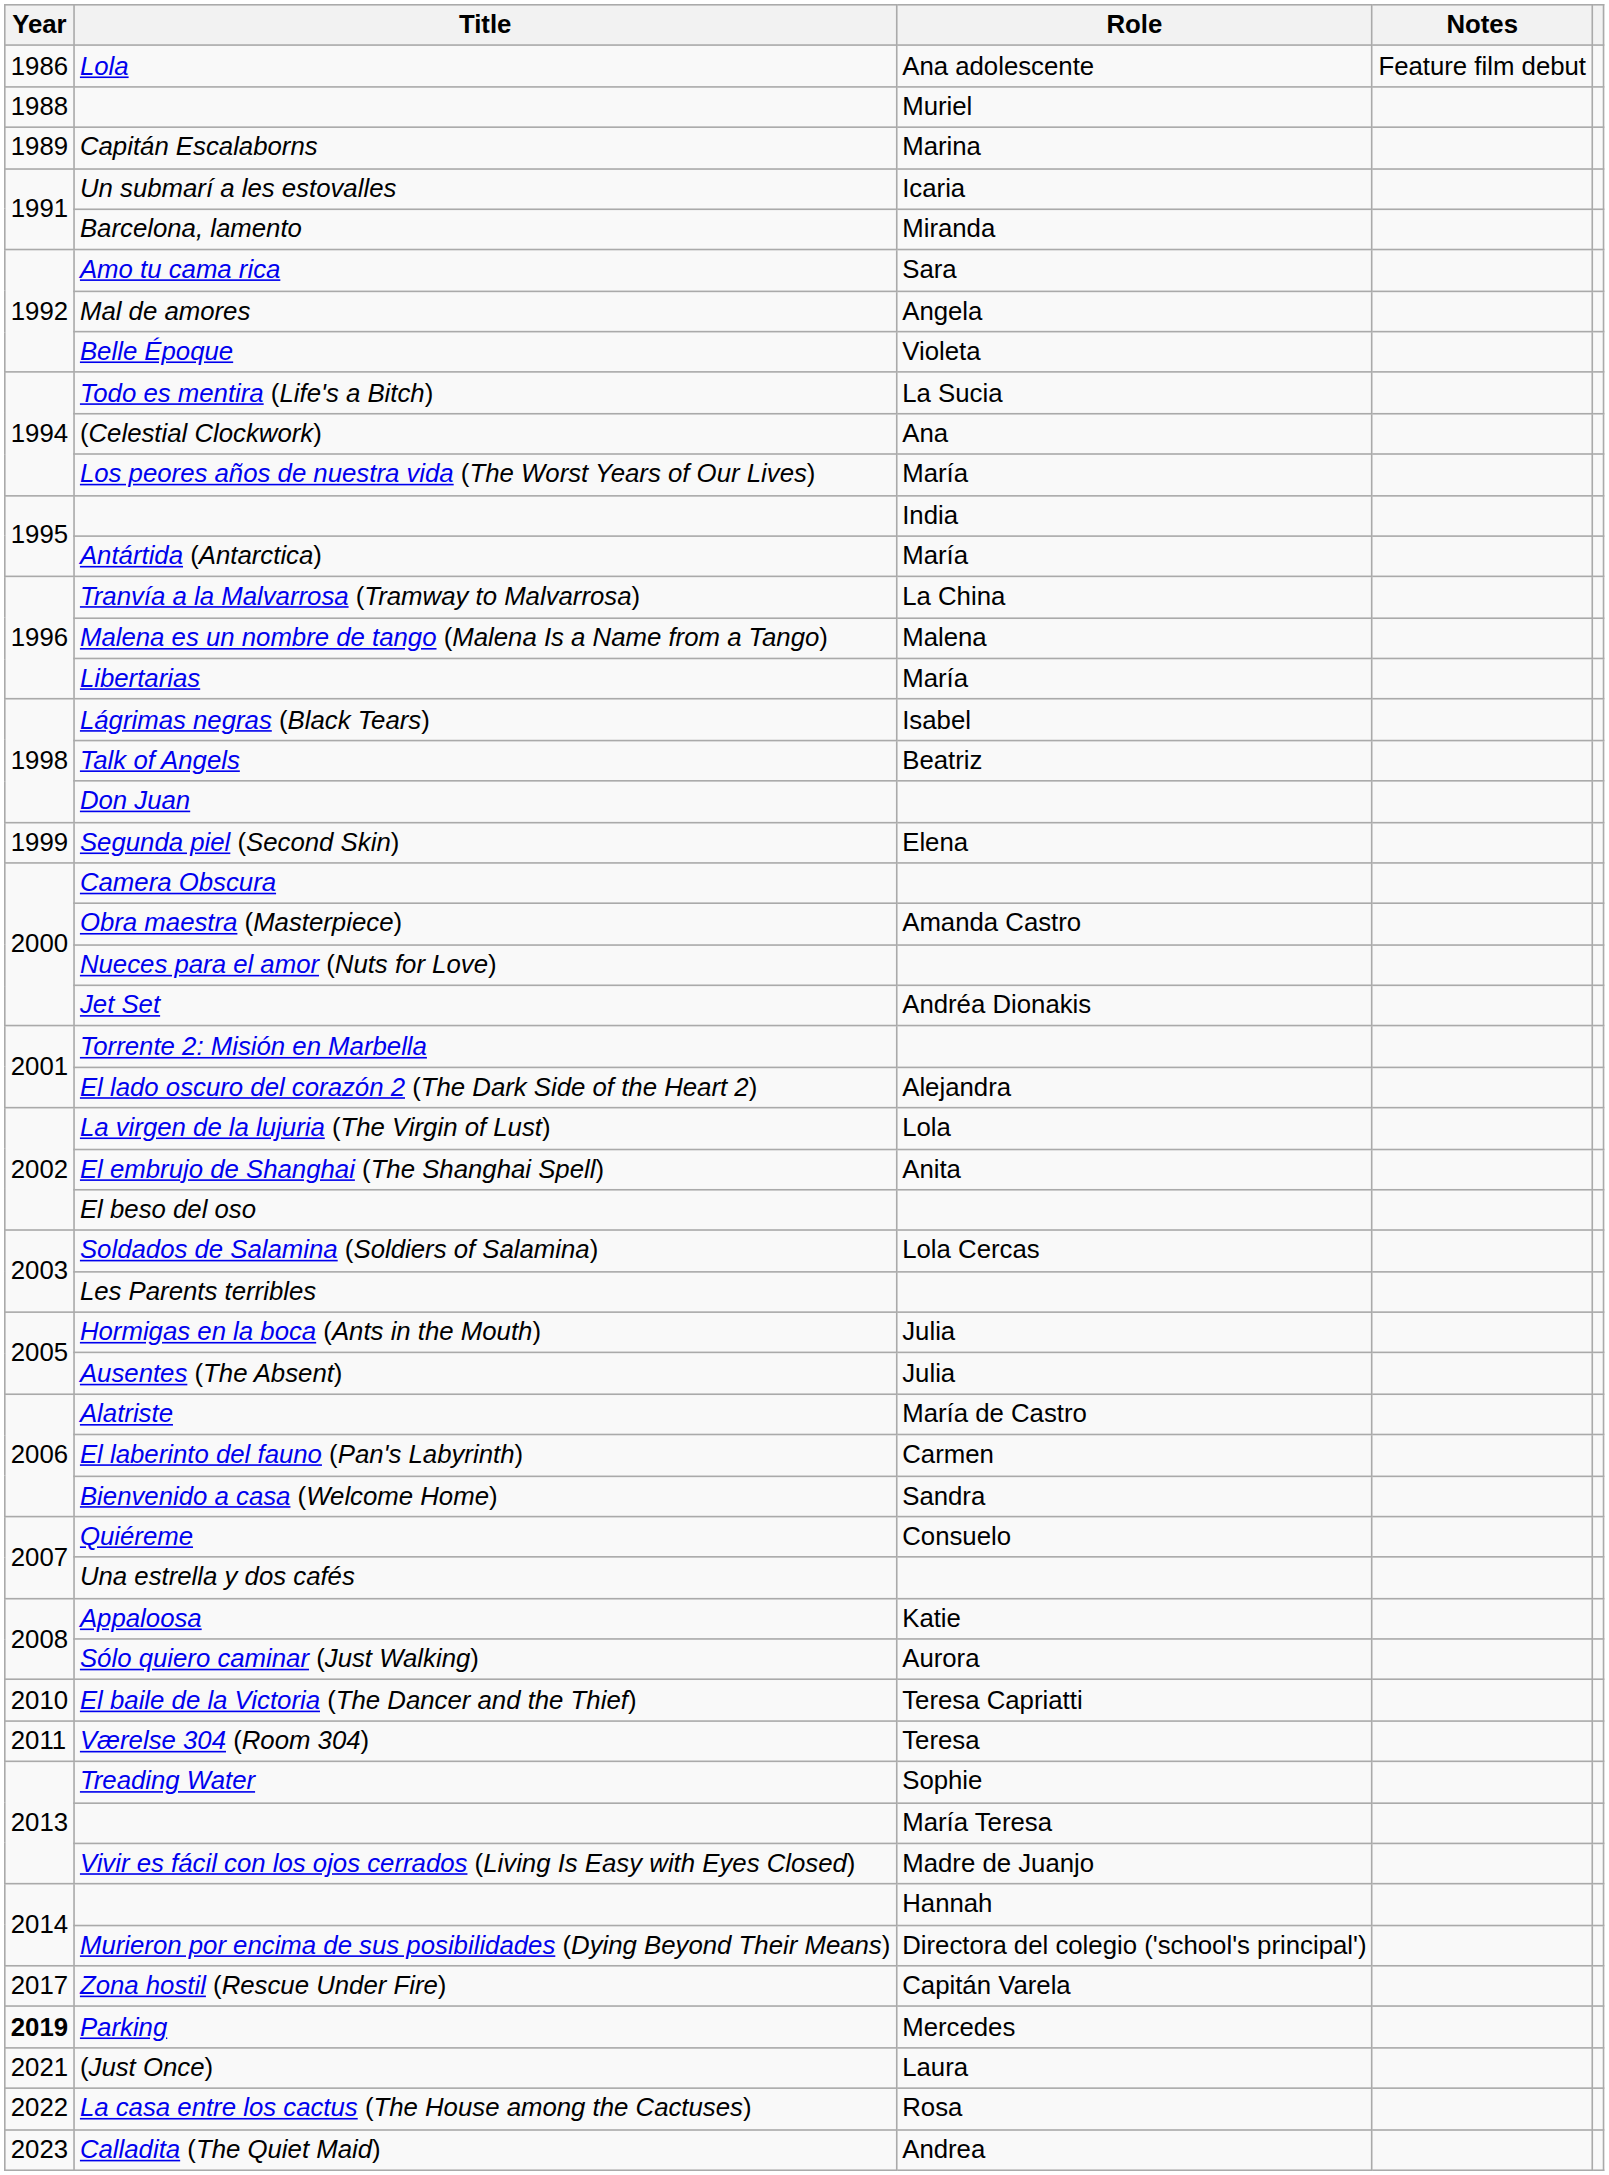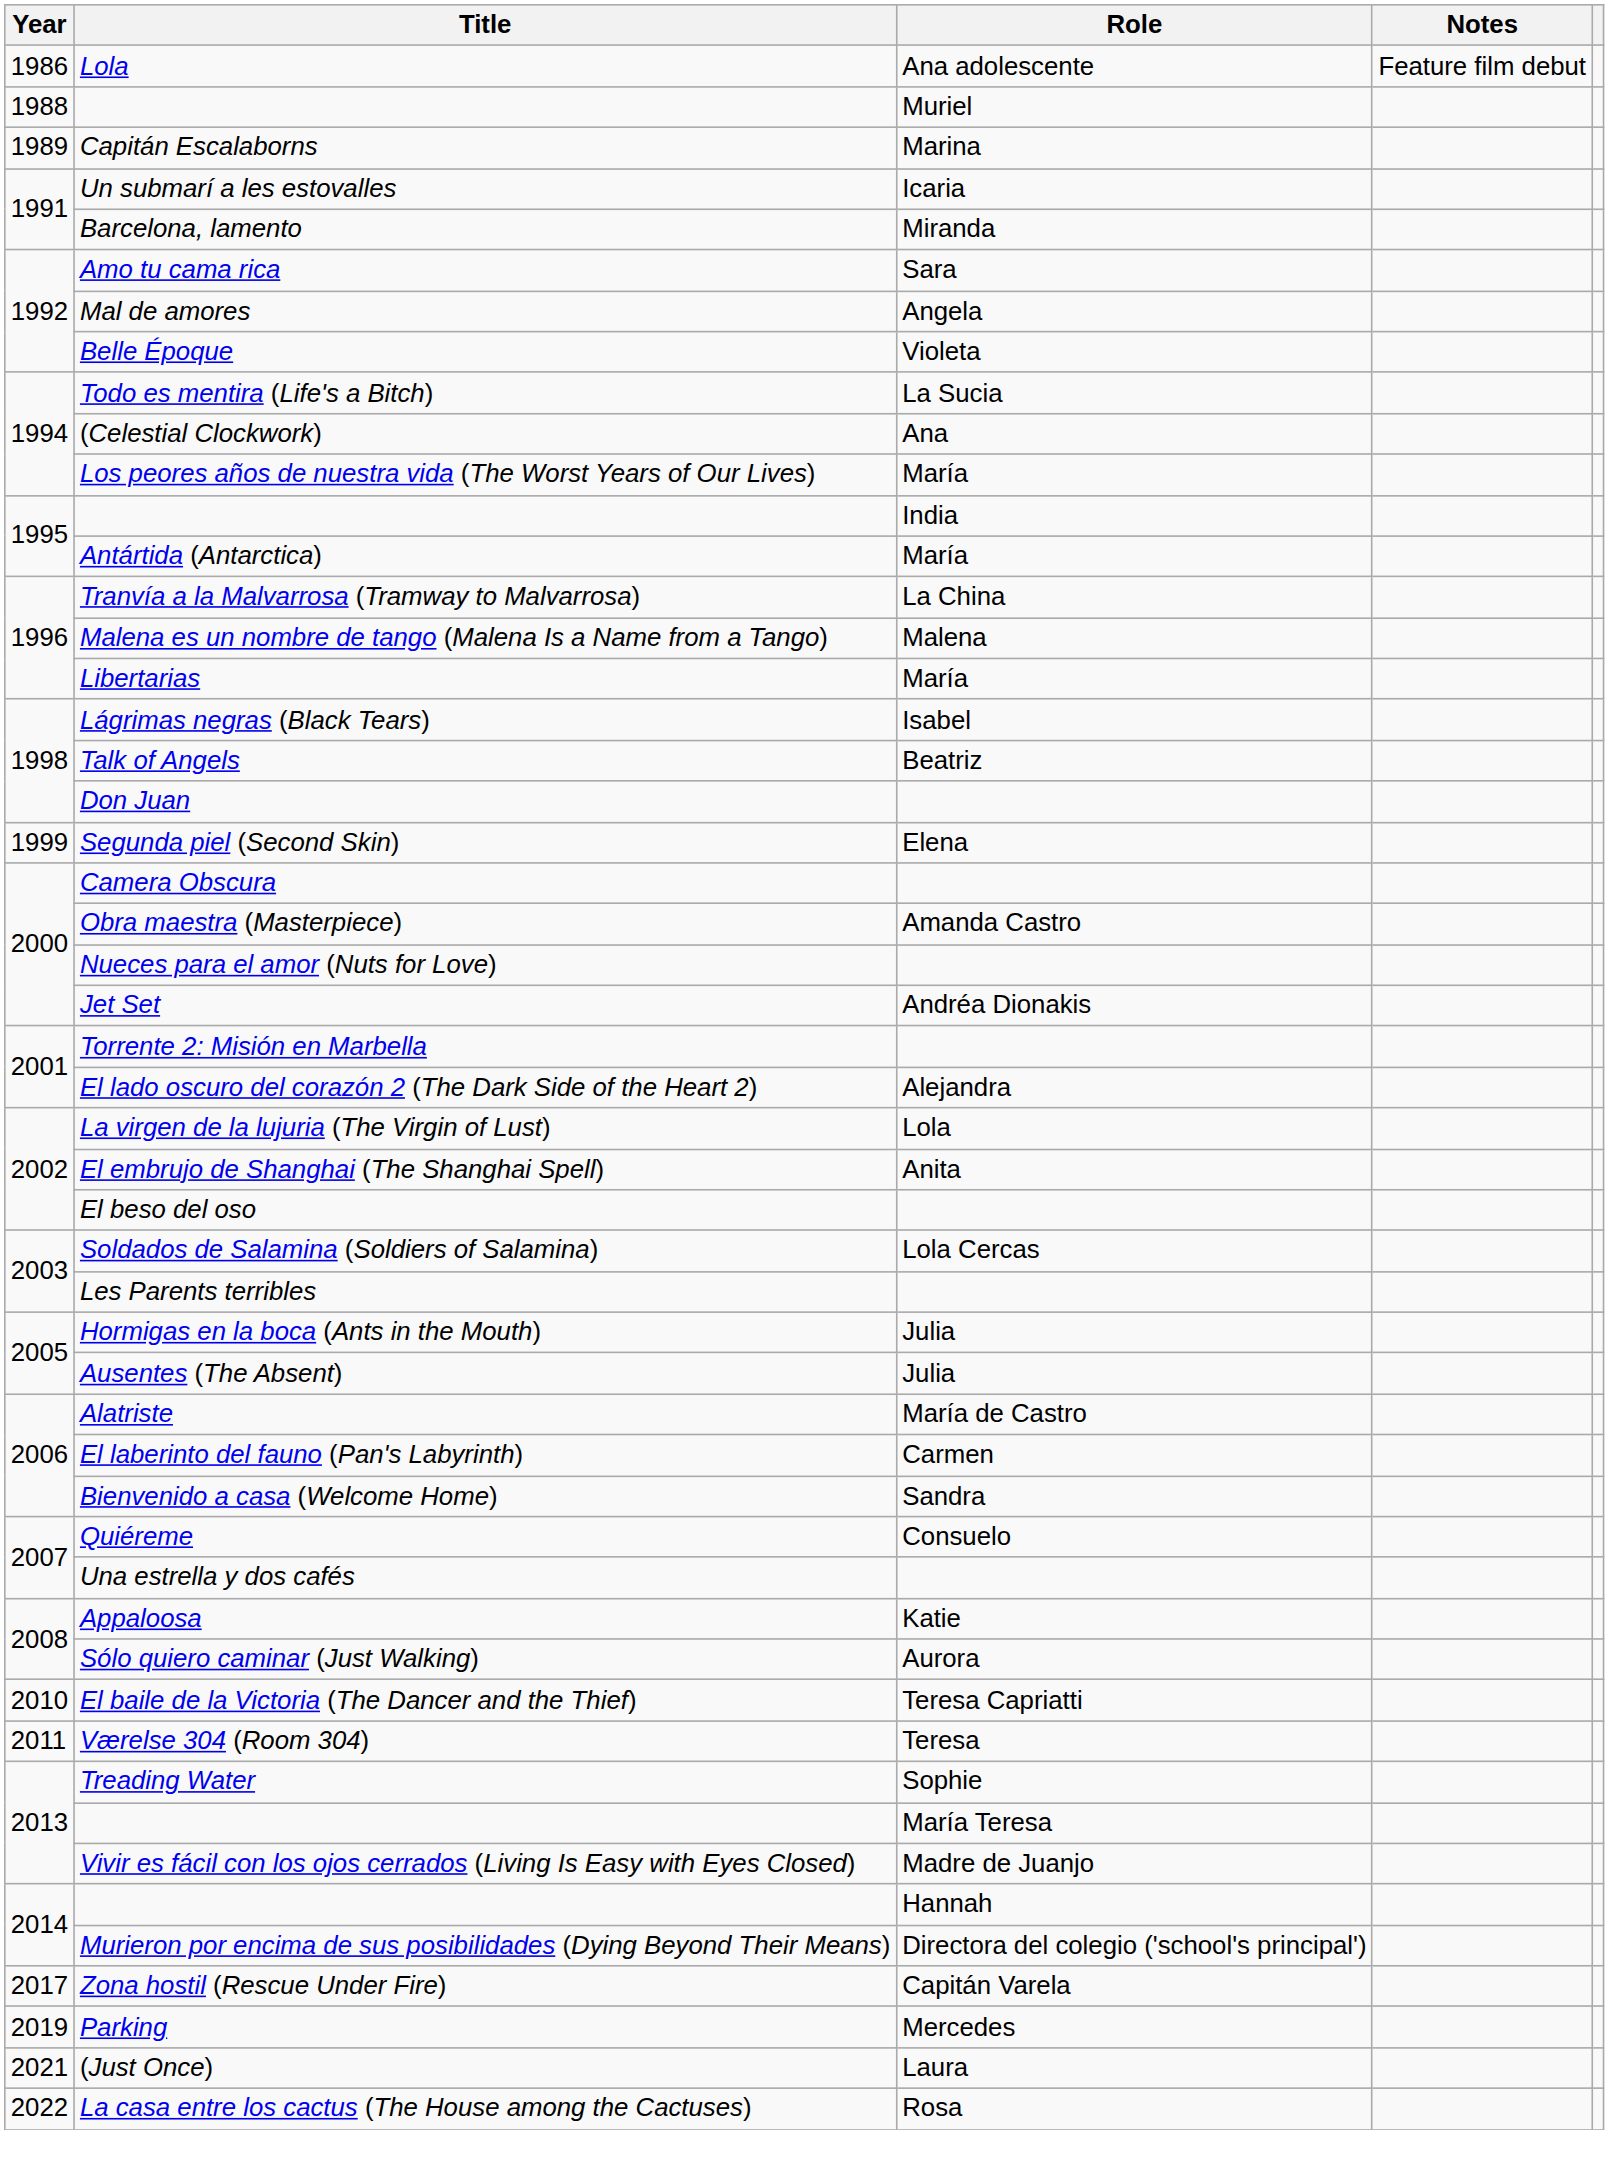(39, 2026) bold -> (39, 2026) normal
- row: (230, 2149)
